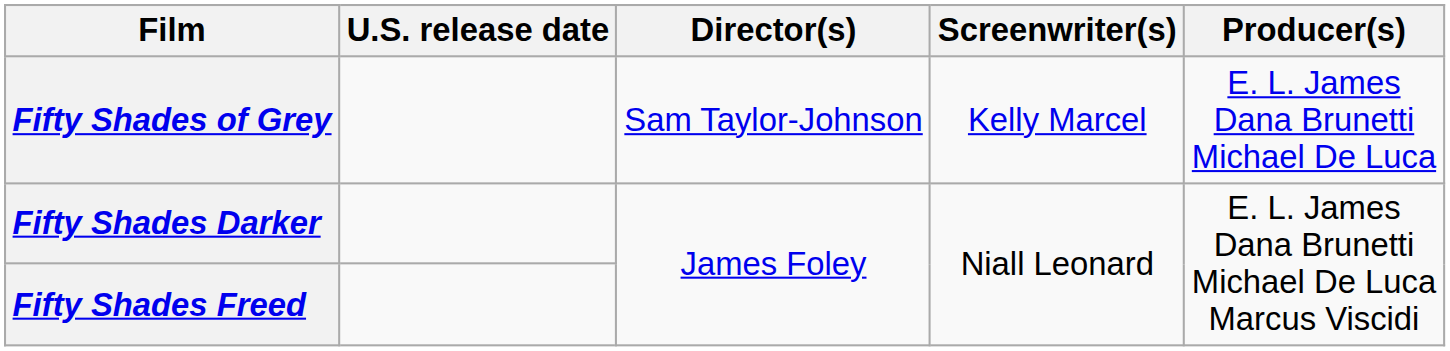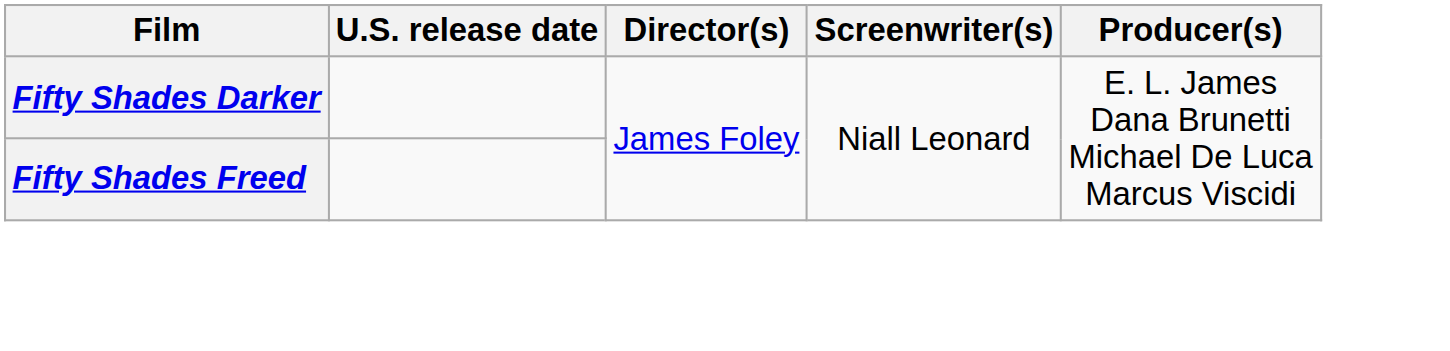- row: (172, 119)
